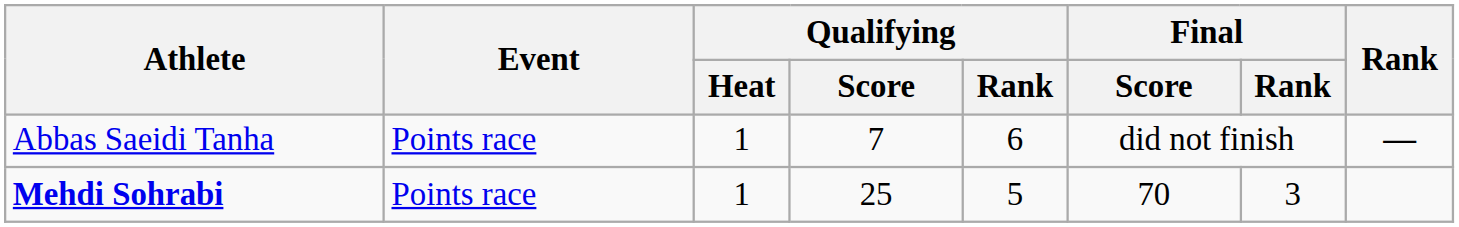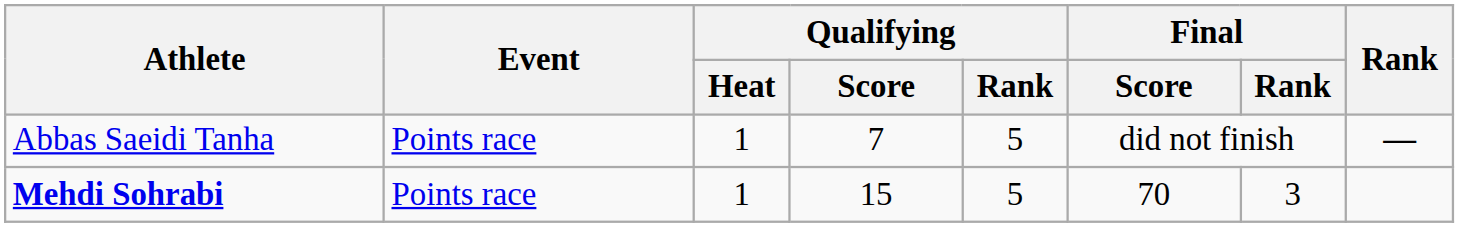(1015, 140) 6 -> (1015, 140) 5
(876, 194) 25 -> (876, 194) 15
